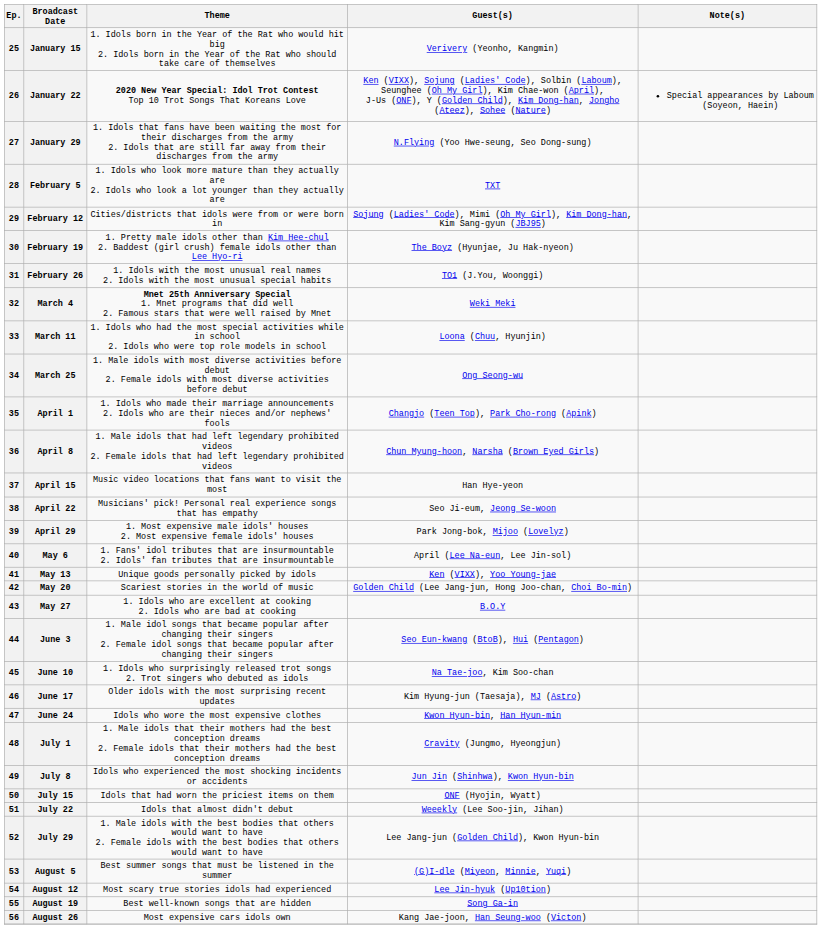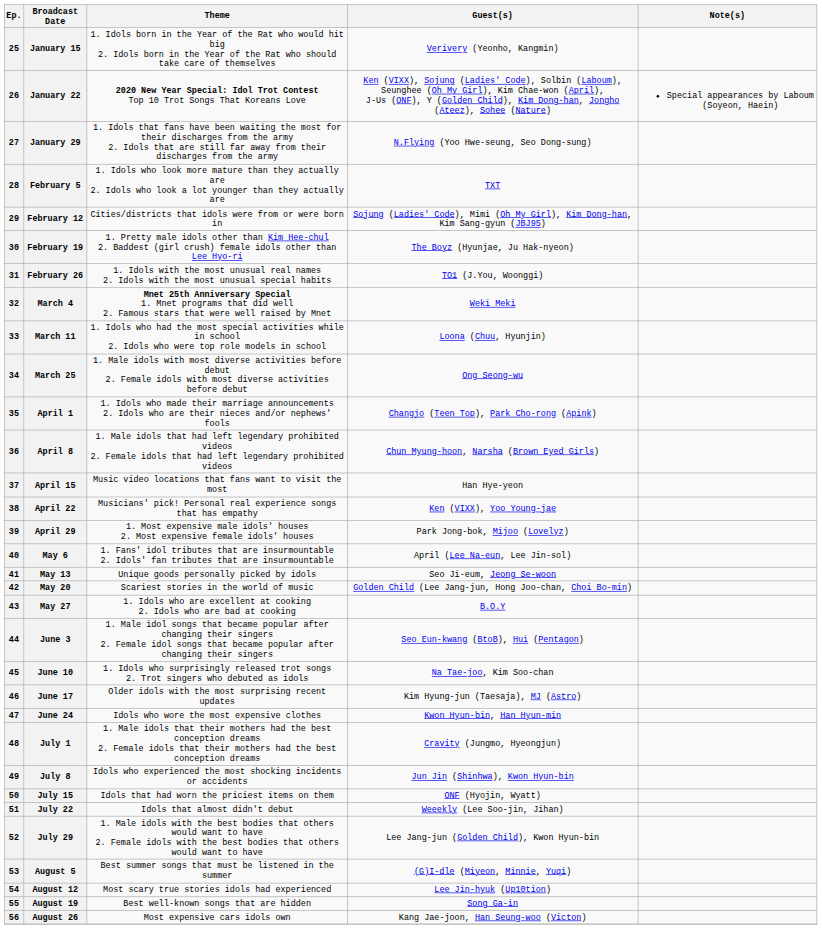(493, 509) Seo Ji-eum, Jeong Se-woon -> (493, 509) Ken (VIXX), Yoo Young-jae
(493, 574) Ken (VIXX), Yoo Young-jae -> (493, 574) Seo Ji-eum, Jeong Se-woon
